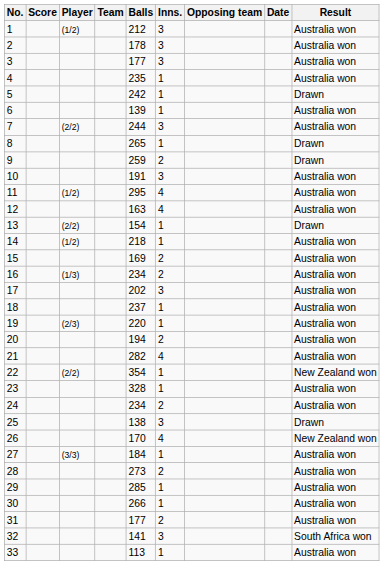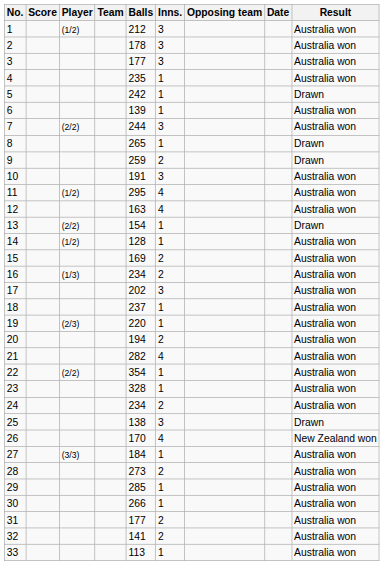(137, 242) 218 -> (137, 242) 128
(335, 373) New Zealand won -> (325, 373) Australia won
(161, 536) 3 -> (161, 536) 2
(333, 536) South Africa won -> (325, 536) Australia won
